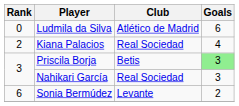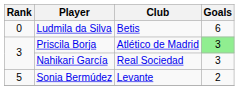(158, 28) Atlético de Madrid -> (128, 28) Betis
- row: (70, 45)
(128, 61) Betis -> (158, 45) Atlético de Madrid
(19, 93) 6 -> (19, 77) 5
